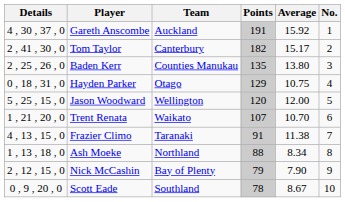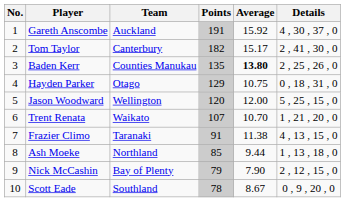columns swapped: (329, 13) <-> (36, 13)
(297, 65) normal -> (255, 65) bold
(258, 153) 88 -> (216, 153) 85
(297, 153) 8.34 -> (255, 153) 9.44
